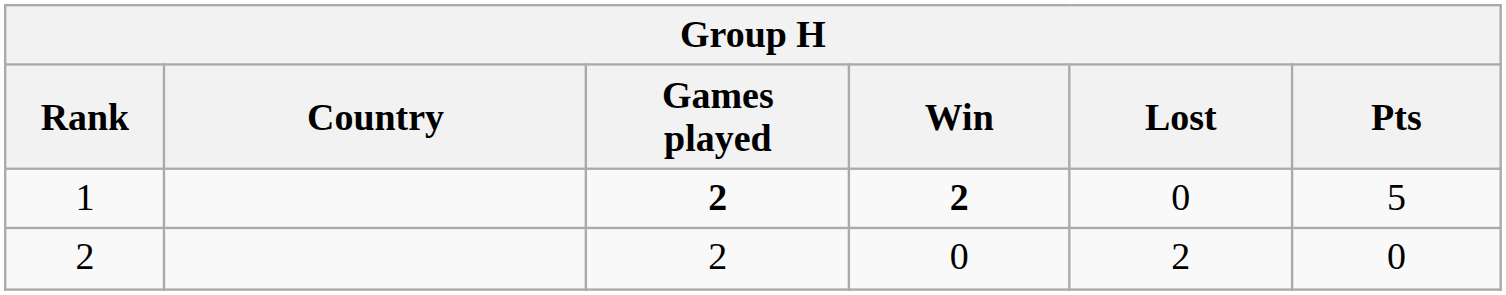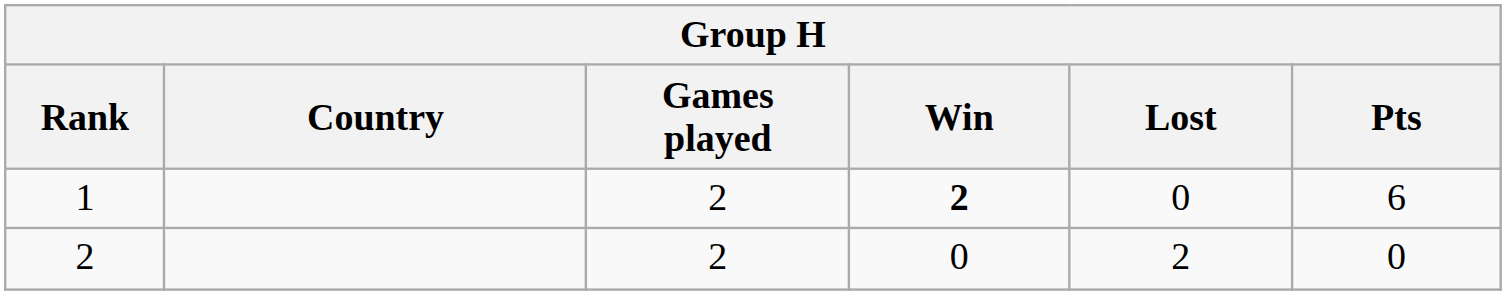(718, 197) bold -> (718, 197) normal
(1396, 197) 5 -> (1396, 197) 6
